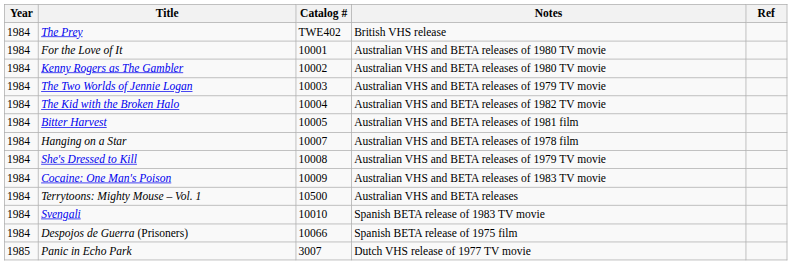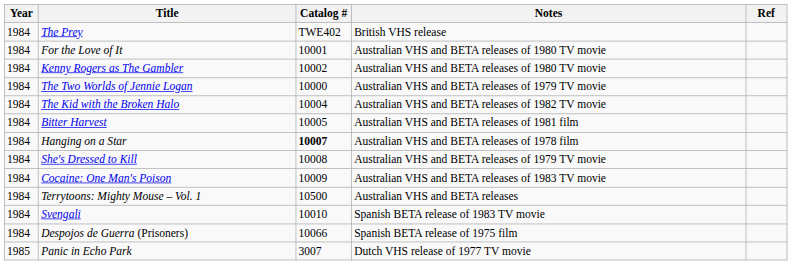(313, 86) 10003 -> (313, 86) 10000
(313, 141) normal -> (313, 141) bold
